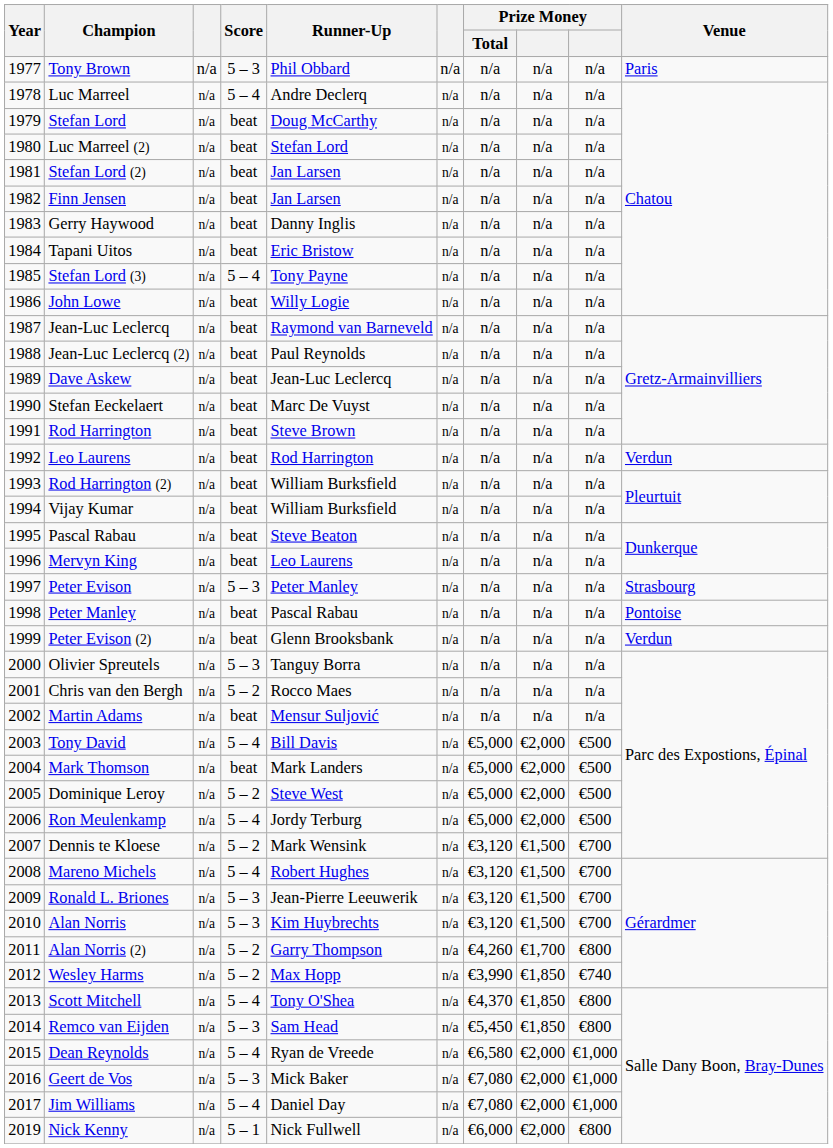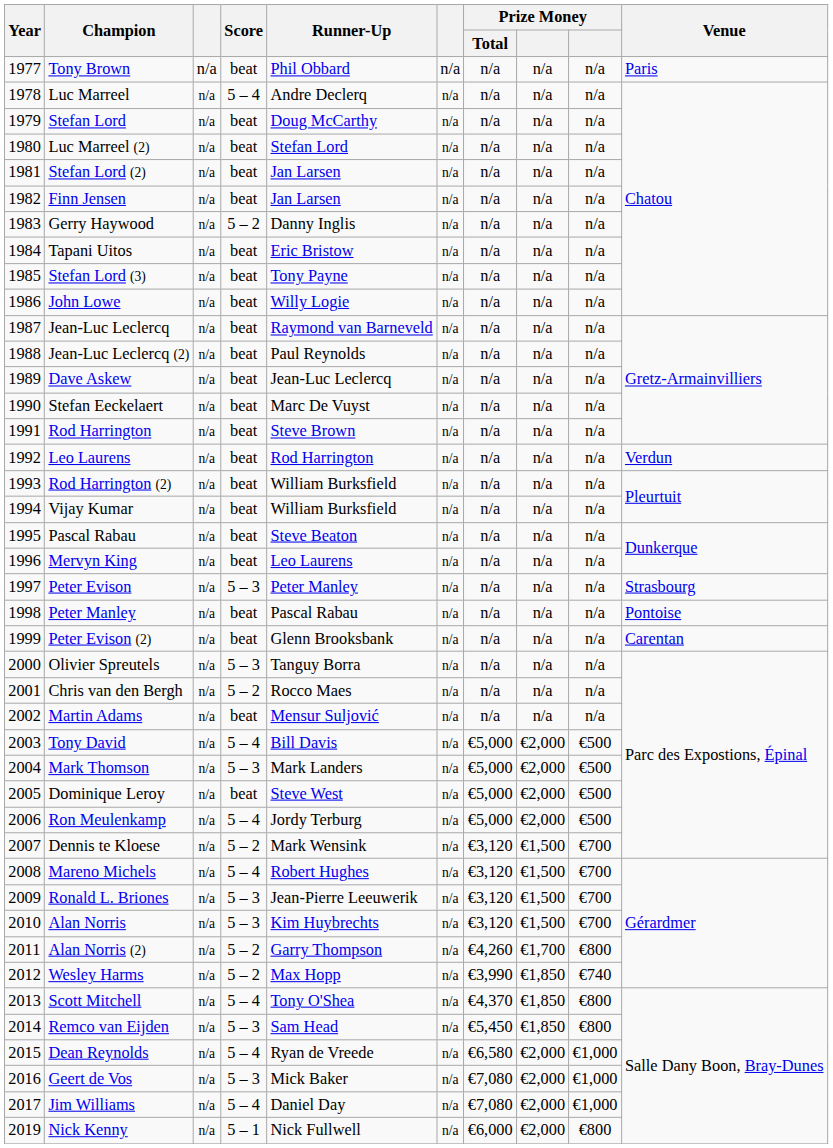(244, 69) 5 – 3 -> (244, 69) beat
(244, 224) beat -> (244, 224) 5 – 2
(244, 276) 5 – 4 -> (244, 276) beat
(649, 638) Verdun -> (654, 638) Carentan
(244, 768) beat -> (244, 768) 5 – 3
(244, 793) 5 – 2 -> (244, 793) beat
